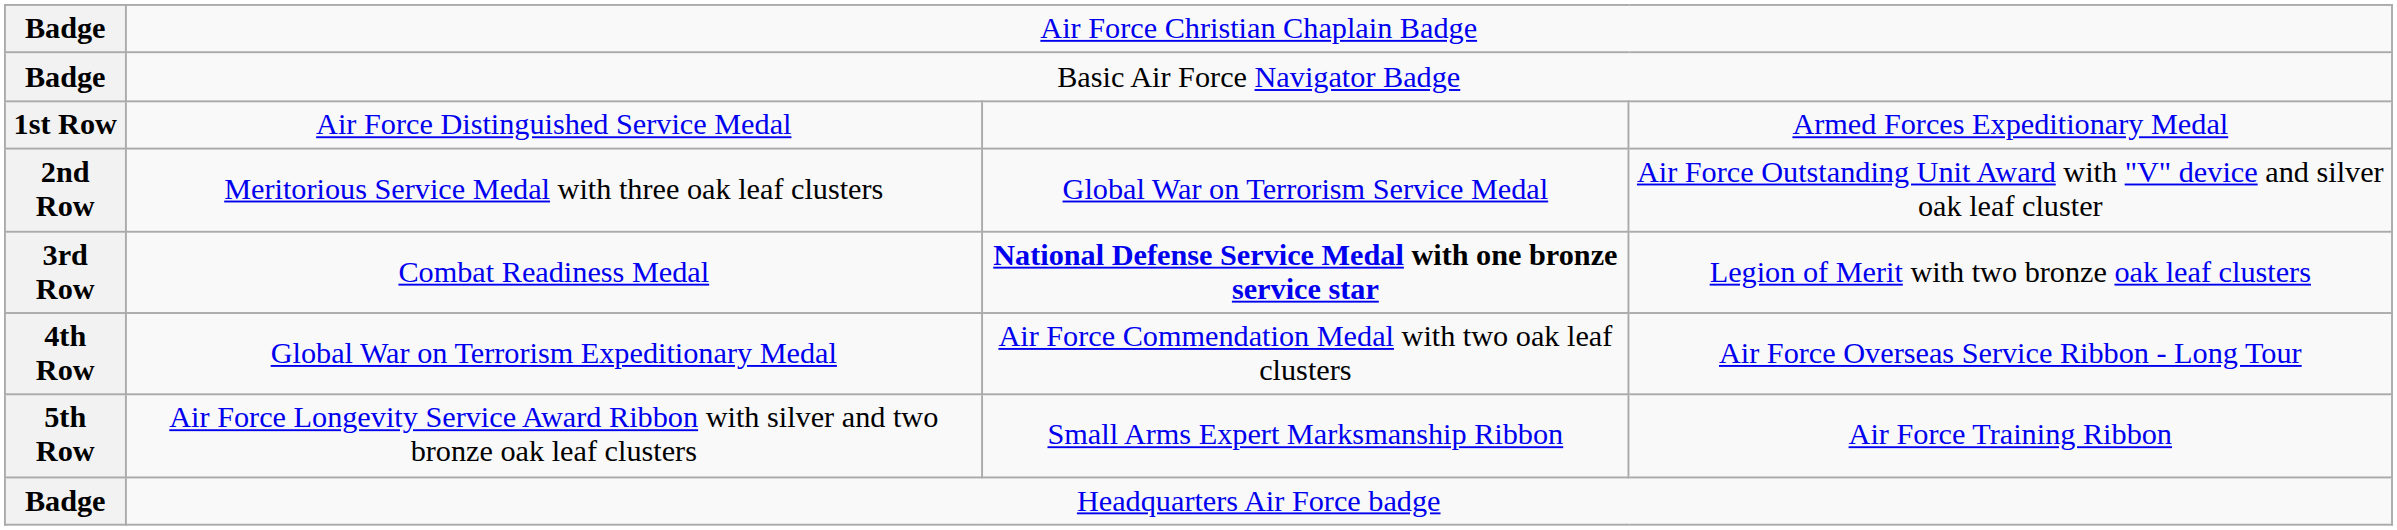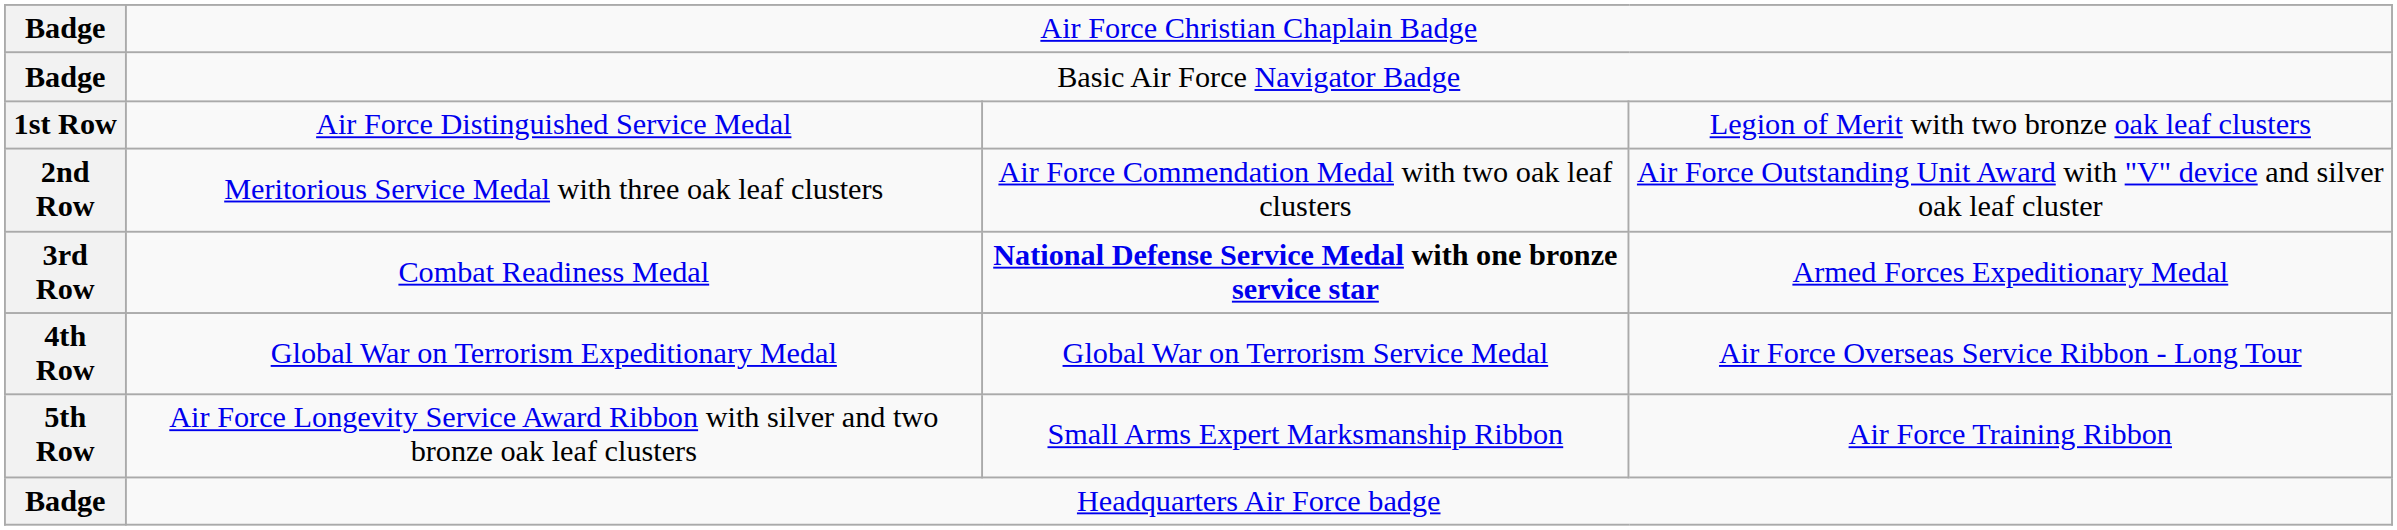(2010, 124) Armed Forces Expeditionary Medal -> (2010, 124) Legion of Merit with two bronze oak leaf clusters
(1305, 189) Global War on Terrorism Service Medal -> (1305, 189) Air Force Commendation Medal with two oak leaf clusters
(2010, 271) Legion of Merit with two bronze oak leaf clusters -> (2010, 271) Armed Forces Expeditionary Medal
(1305, 353) Air Force Commendation Medal with two oak leaf clusters -> (1305, 353) Global War on Terrorism Service Medal
